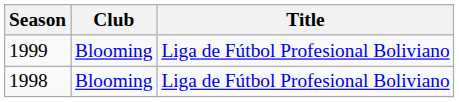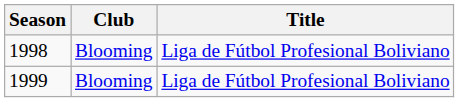rows swapped: (28, 81) <-> (28, 50)
